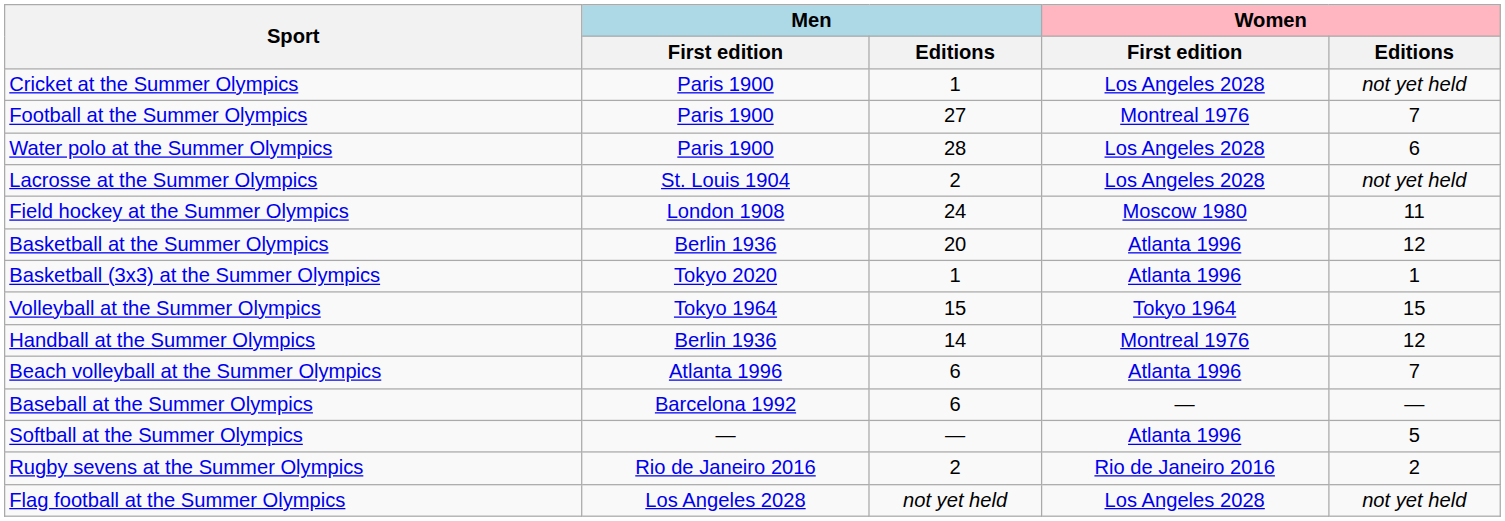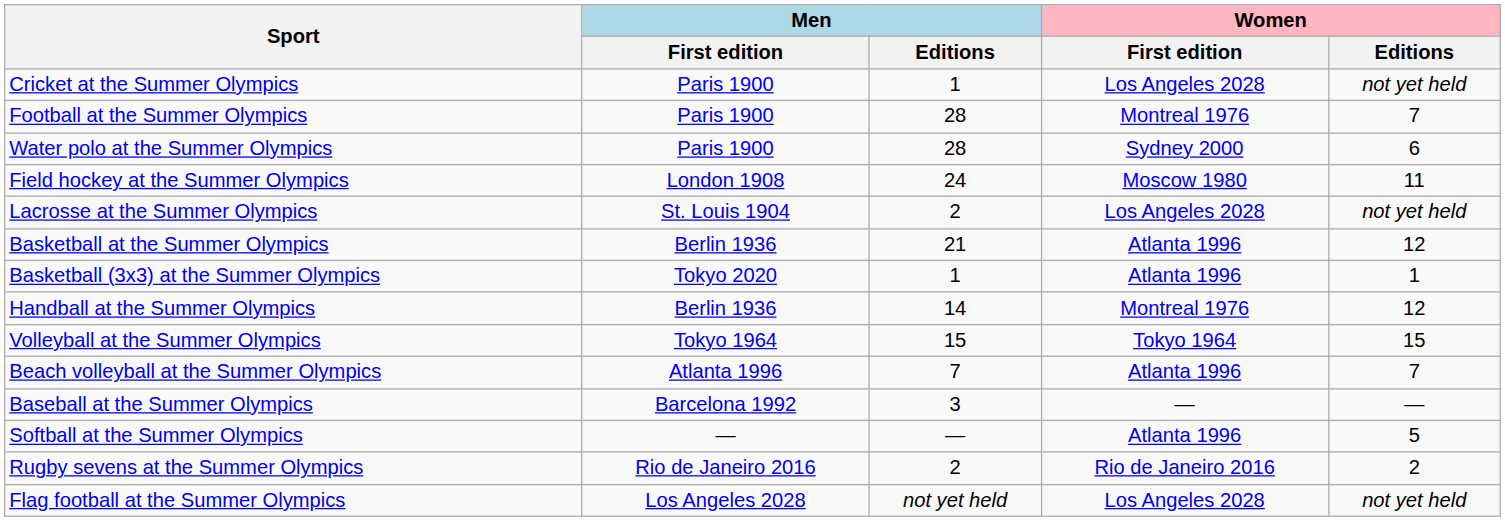(955, 116) 27 -> (955, 116) 28
(1185, 148) Los Angeles 2028 -> (1185, 148) Sydney 2000
rows swapped: (163, 180) <-> (179, 212)
(955, 244) 20 -> (955, 244) 21
rows swapped: (162, 340) <-> (165, 308)
(955, 372) 6 -> (955, 372) 7
(955, 404) 6 -> (955, 404) 3
